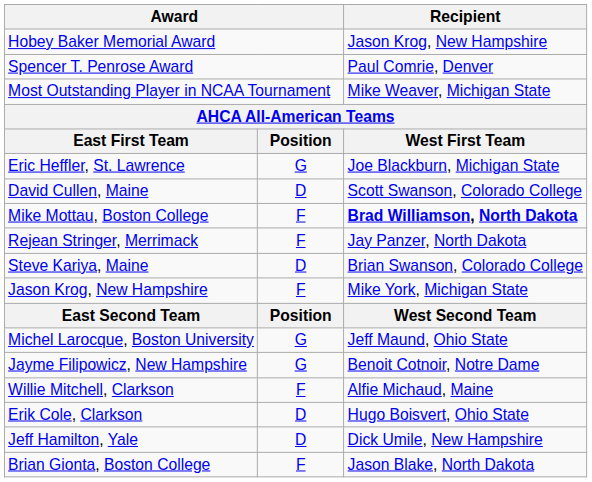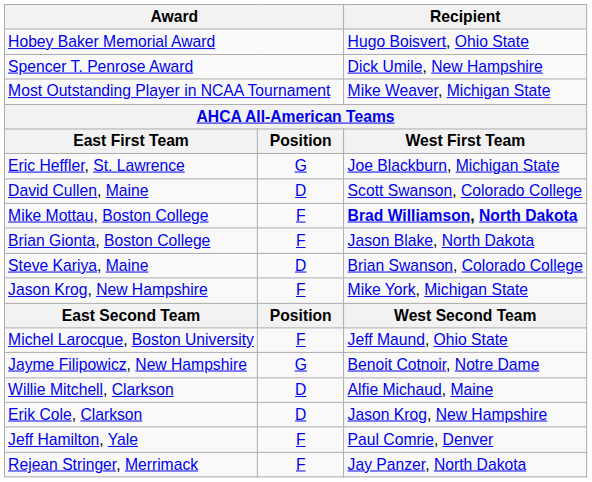(447, 41) Jason Krog, New Hampshire -> (438, 41) Hugo Boisvert, Ohio State
(420, 66) Paul Comrie, Denver -> (445, 66) Dick Umile, New Hampshire
rows swapped: (109, 464) <-> (103, 240)
(301, 340) G -> (301, 340) F
(301, 389) F -> (301, 389) D
(438, 414) Hugo Boisvert, Ohio State -> (447, 414) Jason Krog, New Hampshire
(301, 439) D -> (301, 439) F
(445, 439) Dick Umile, New Hampshire -> (420, 439) Paul Comrie, Denver
